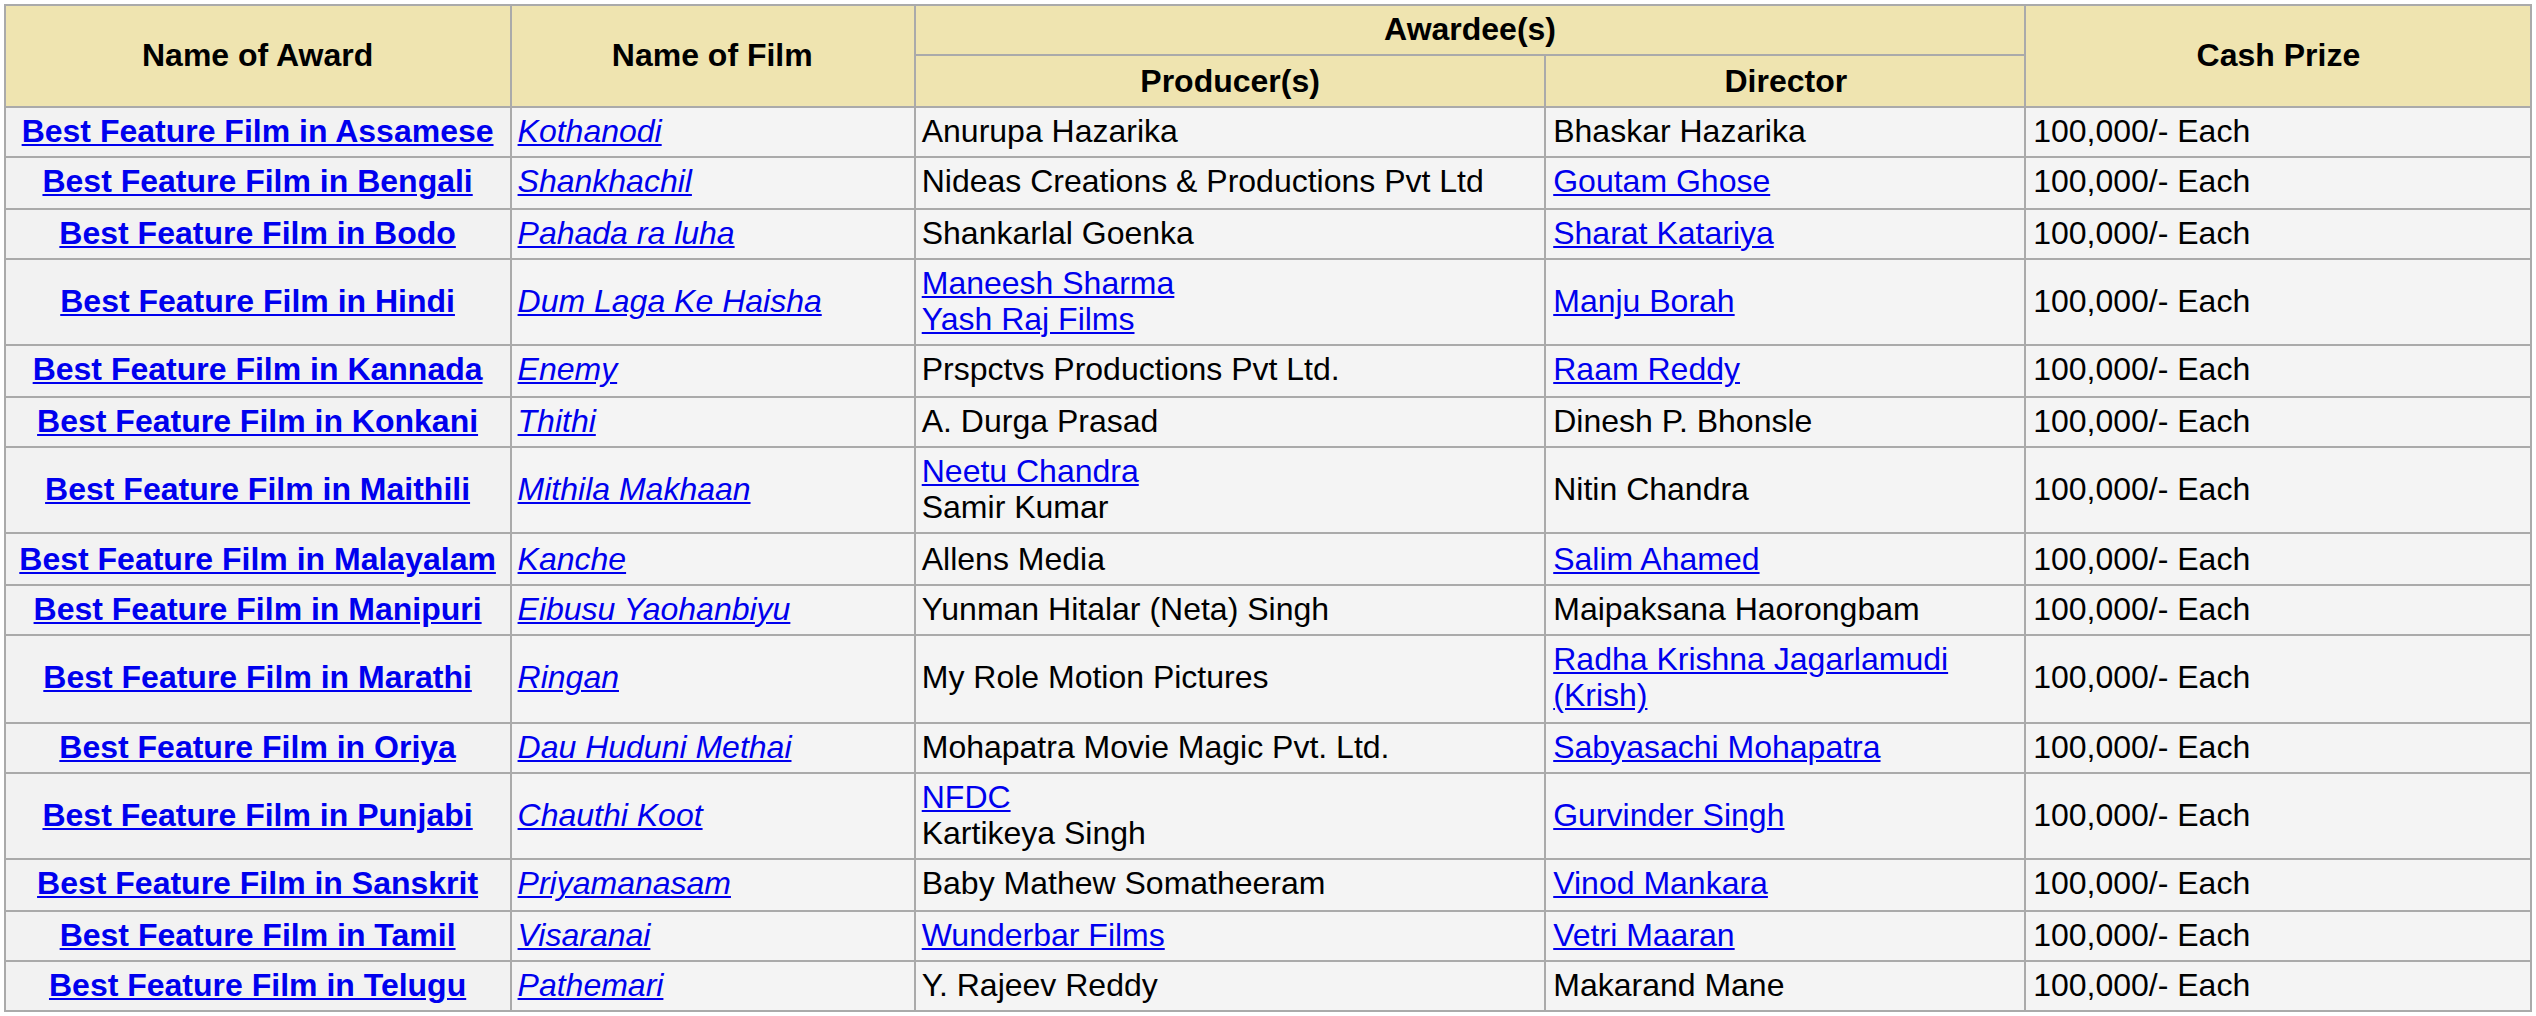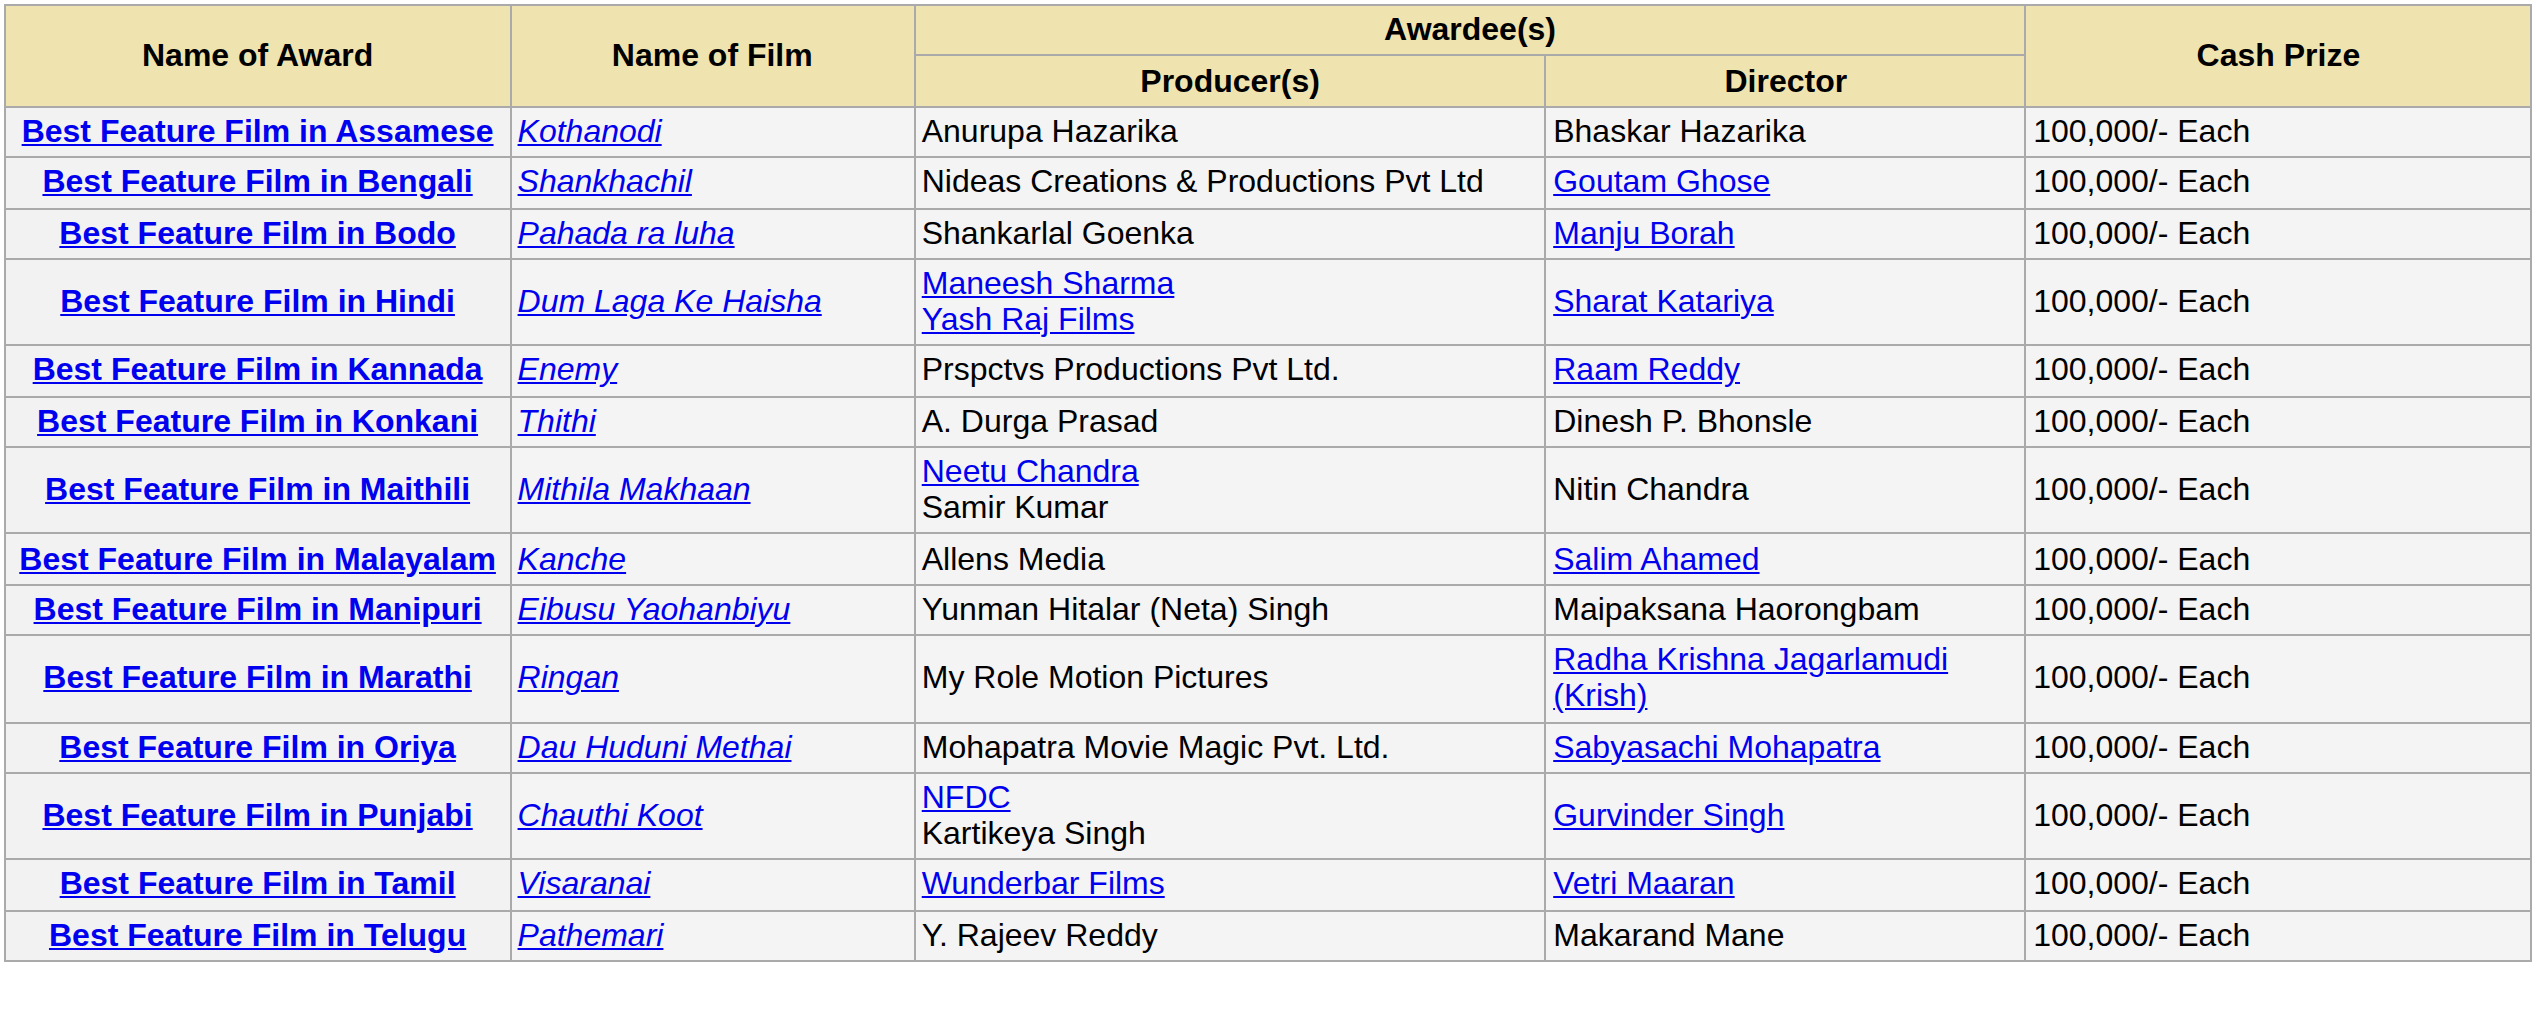(1664, 232) Sharat Katariya -> (1644, 232) Manju Borah
(1644, 301) Manju Borah -> (1664, 301) Sharat Katariya
- row: (258, 884)
